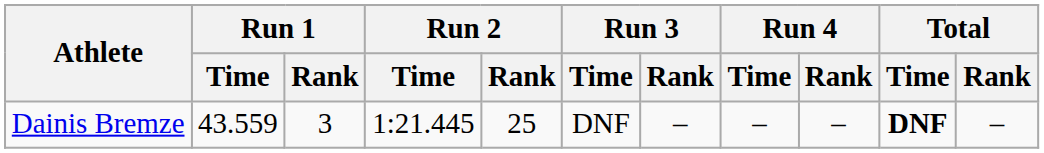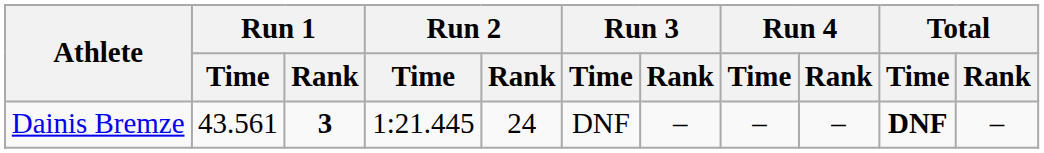(238, 124) 43.559 -> (238, 124) 43.561
(325, 124) normal -> (325, 124) bold
(522, 124) 25 -> (522, 124) 24
